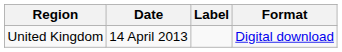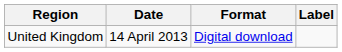columns swapped: (285, 15) <-> (212, 15)
